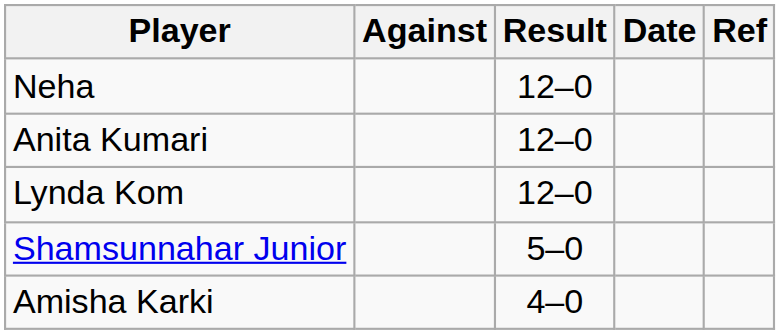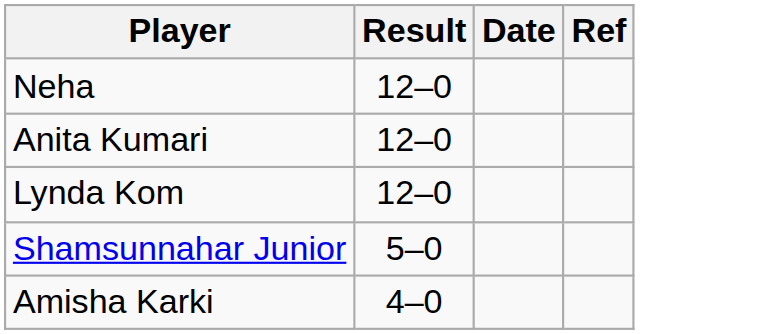- column: (425, 31)
